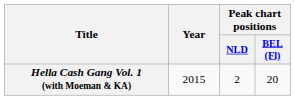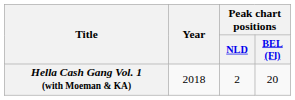(194, 79) 2015 -> (194, 79) 2018
